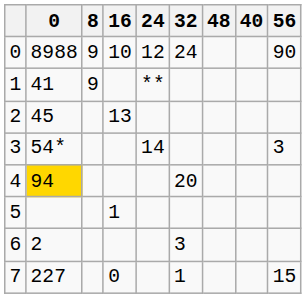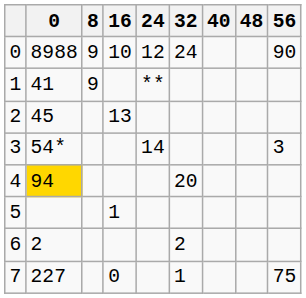columns swapped: (252, 21) <-> (219, 21)
(180, 245) 3 -> (180, 245) 2
(285, 277) 15 -> (285, 277) 75
